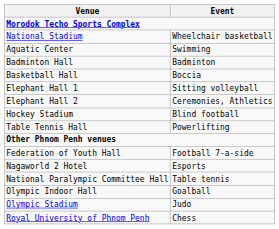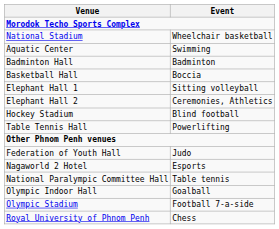(213, 153) Football 7-a-side -> (182, 153) Judo
(182, 205) Judo -> (213, 205) Football 7-a-side
